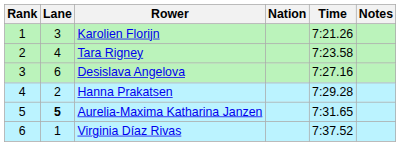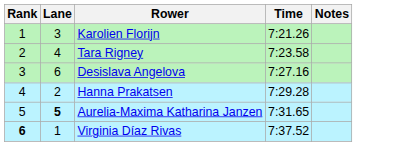- column: (287, 14)
(22, 131) normal -> (22, 131) bold
